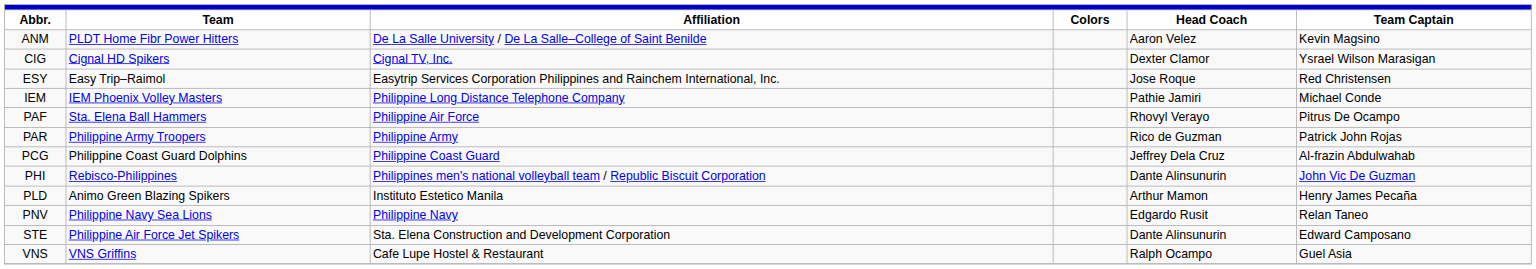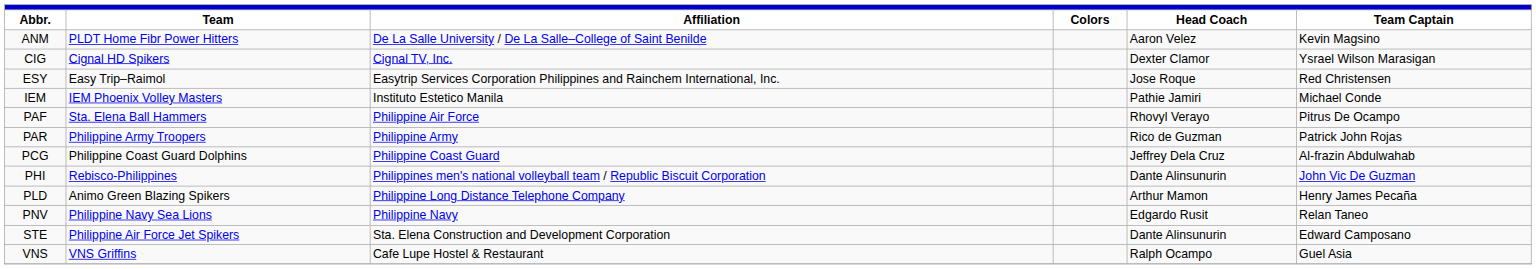(499, 98) Philippine Long Distance Telephone Company -> (438, 98) Instituto Estetico Manila
(438, 195) Instituto Estetico Manila -> (499, 195) Philippine Long Distance Telephone Company
